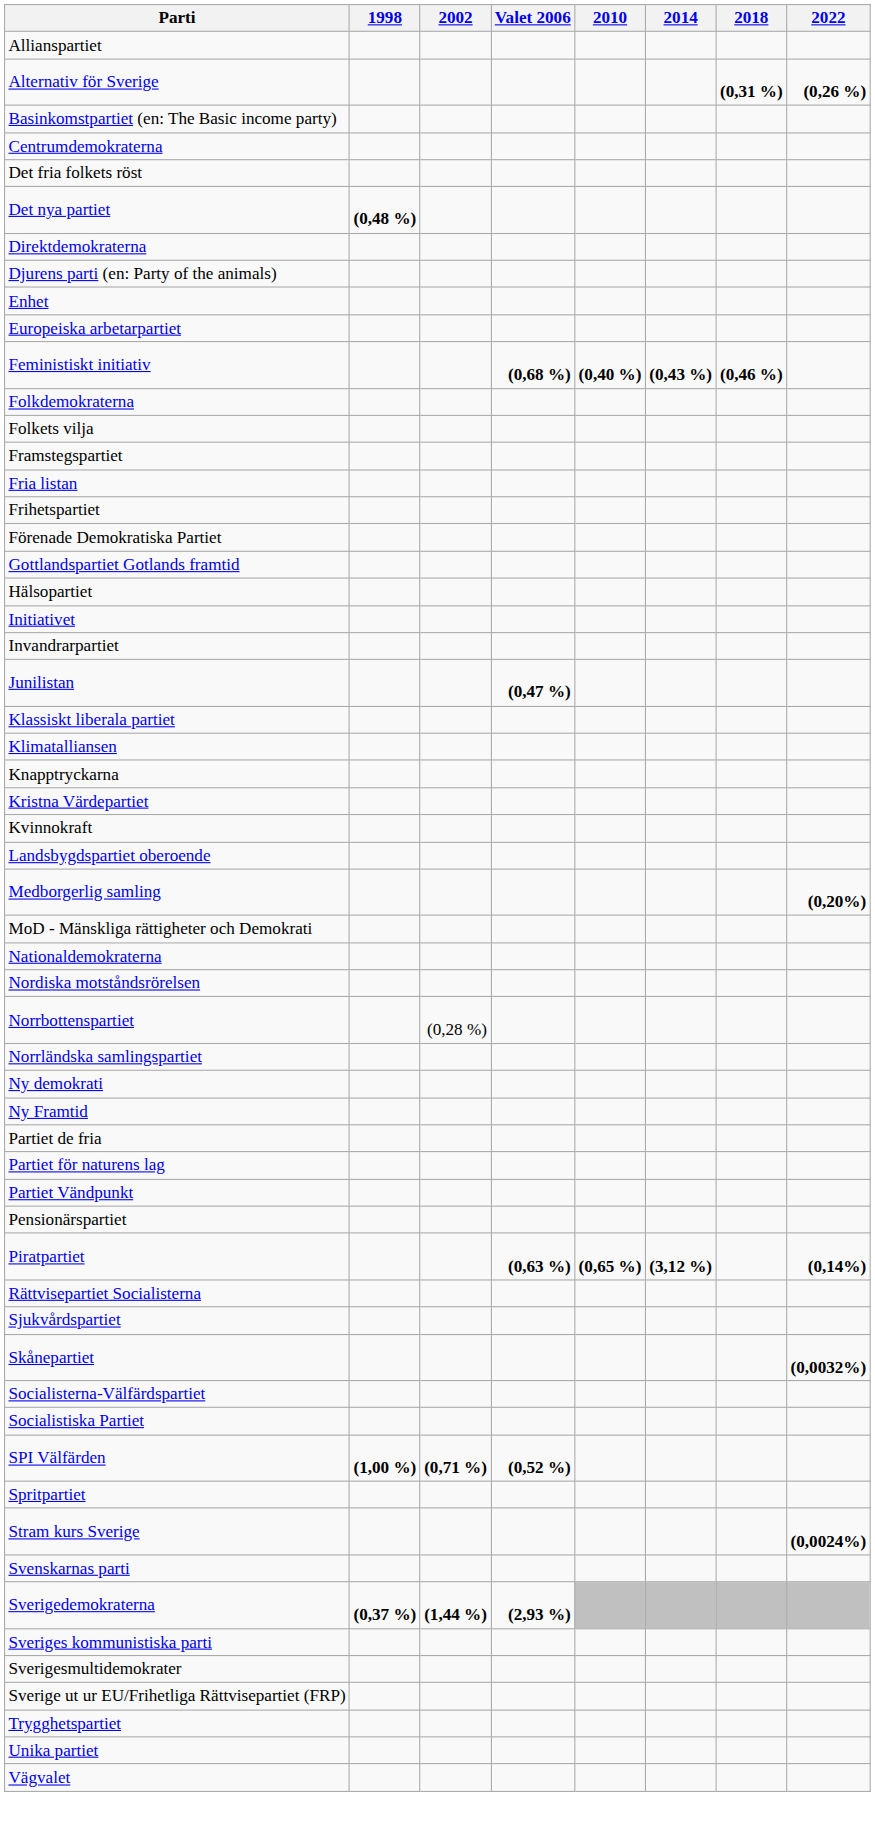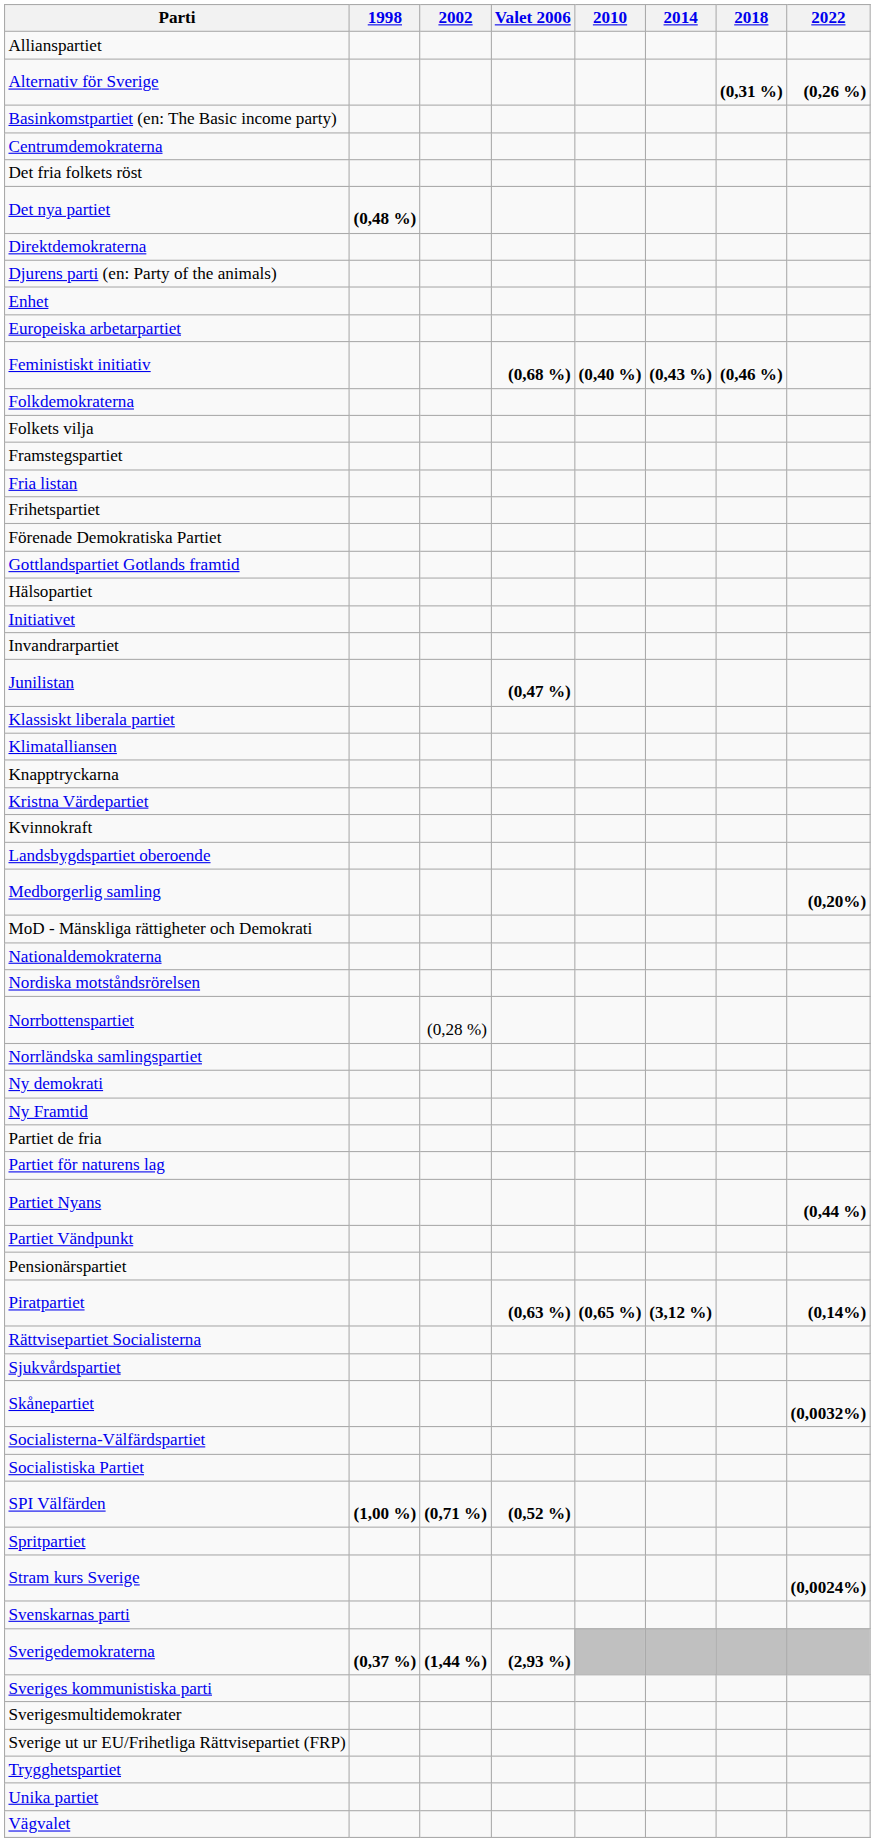+ row: (55, 1202)
